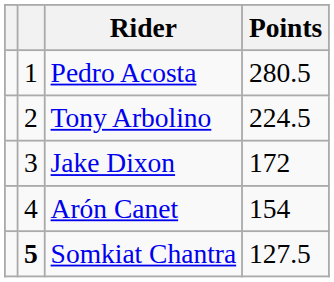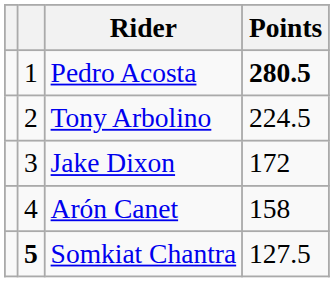(280, 72) normal -> (280, 72) bold
(270, 208) 154 -> (270, 208) 158
